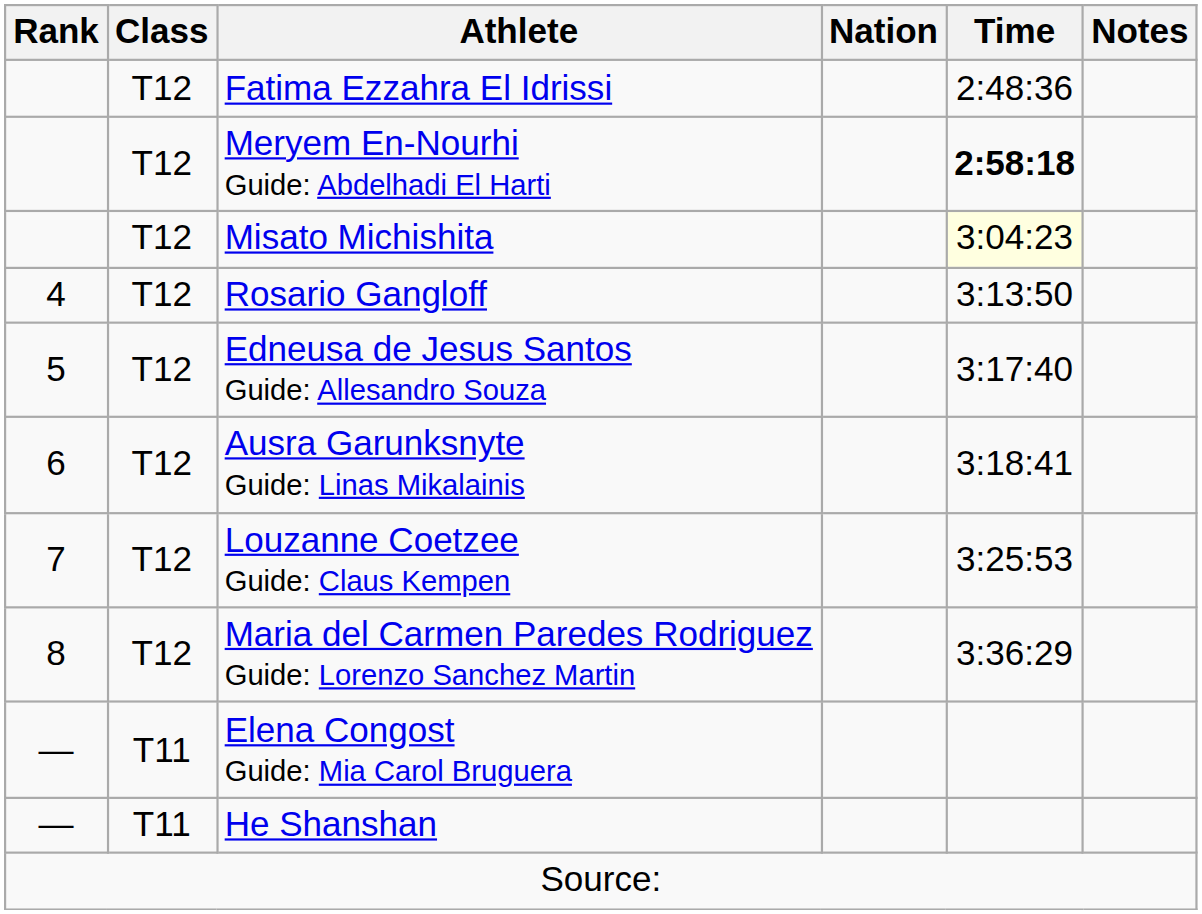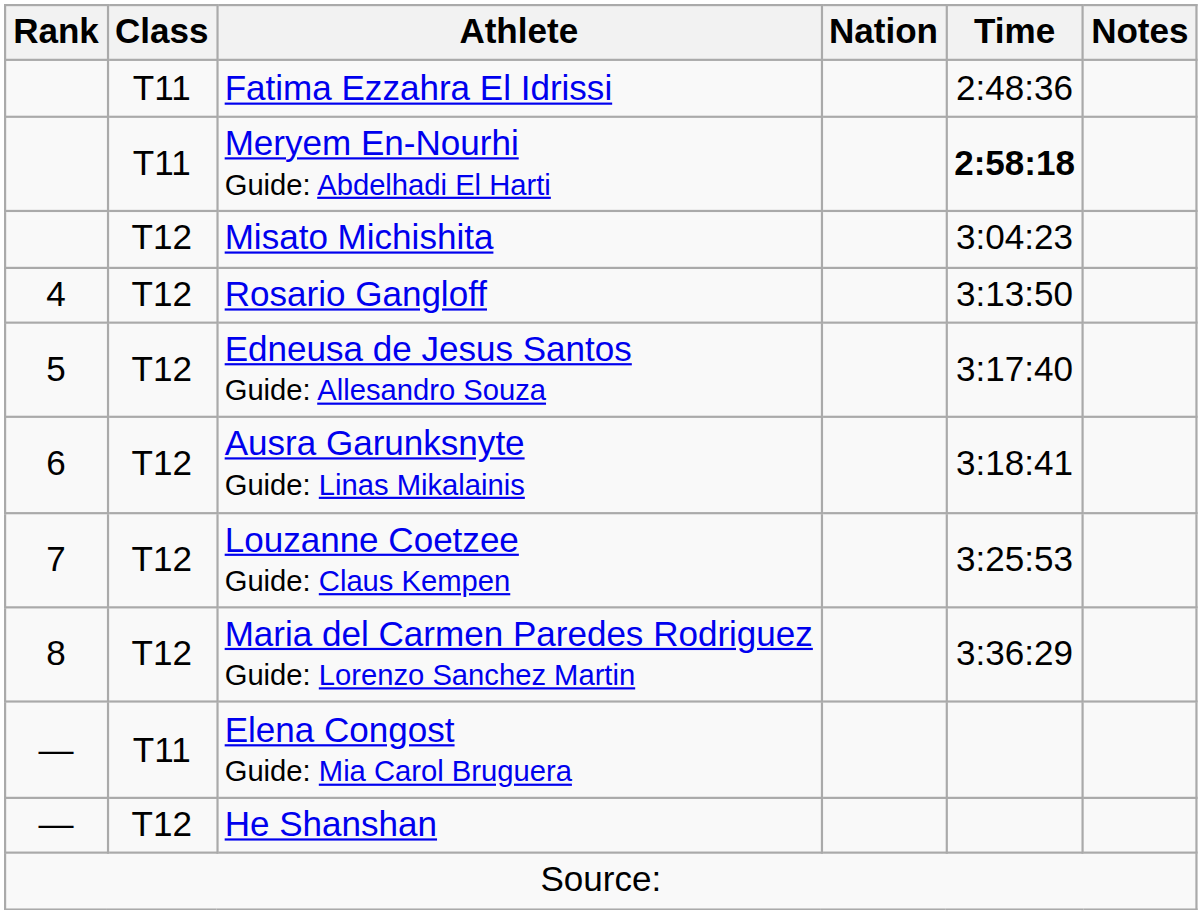(162, 87) T12 -> (162, 87) T11
(162, 163) T12 -> (162, 163) T11
(1015, 238) lightyellow background -> (1015, 238) no background
(162, 824) T11 -> (162, 824) T12
